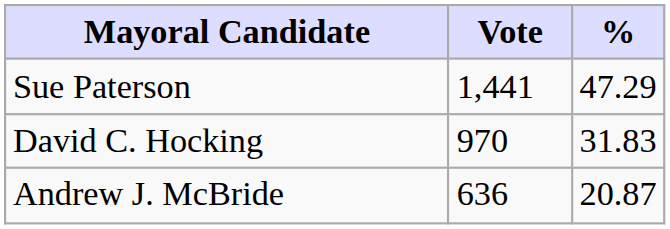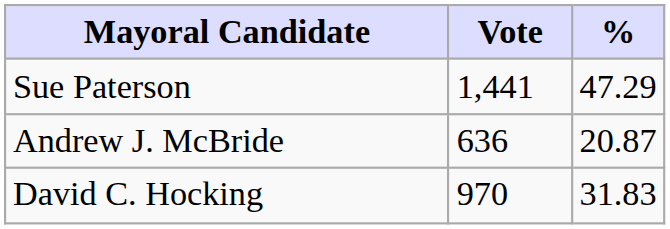rows swapped: (138, 140) <-> (148, 194)
